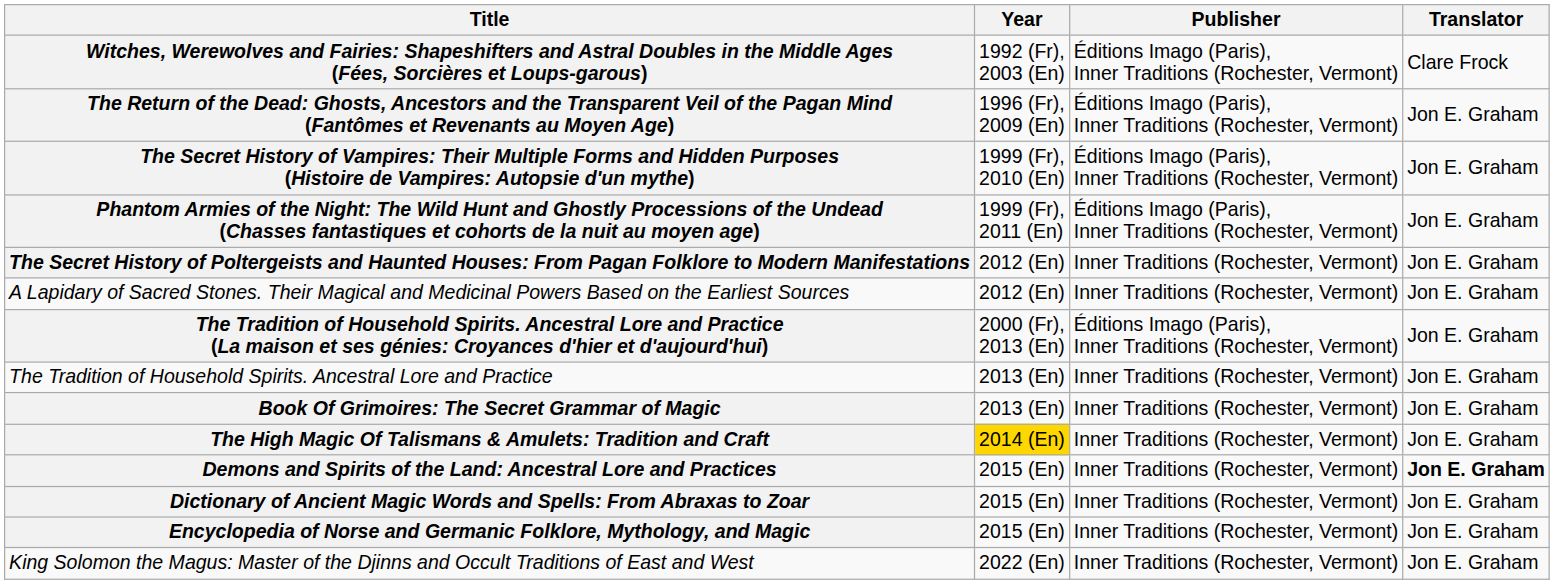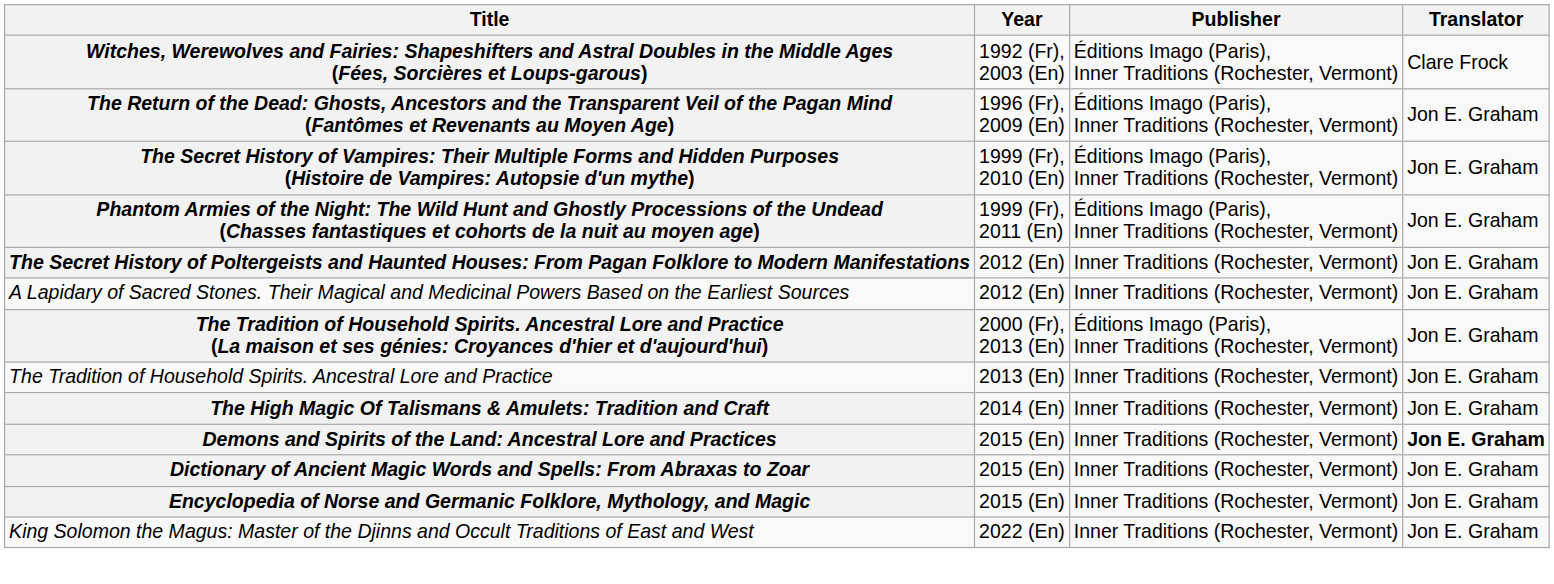- row: (490, 408)
(1022, 439) gold background -> (1022, 408) no background
